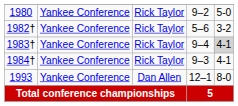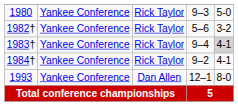(200, 12) 9–2 -> (200, 12) 9–3
(200, 61) 9–3 -> (200, 61) 9–2
